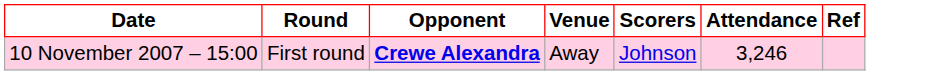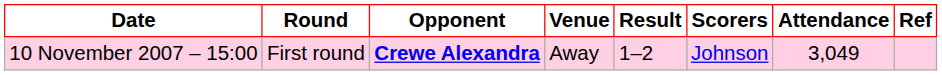+ column: (650, 20)
(762, 53) 3,246 -> (834, 53) 3,049
